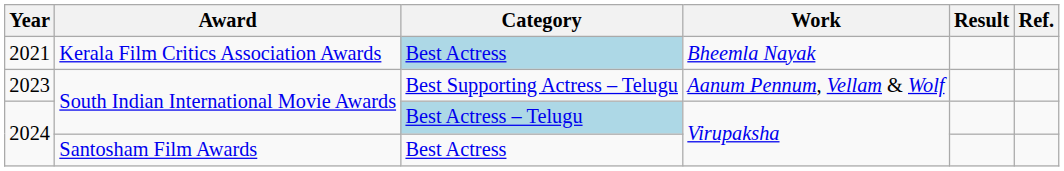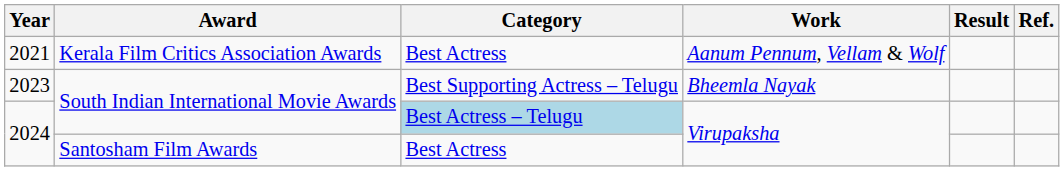(456, 52) lightblue background -> (456, 52) no background
(751, 52) Bheemla Nayak -> (816, 52) Aanum Pennum, Vellam & Wolf
(816, 85) Aanum Pennum, Vellam & Wolf -> (751, 85) Bheemla Nayak
